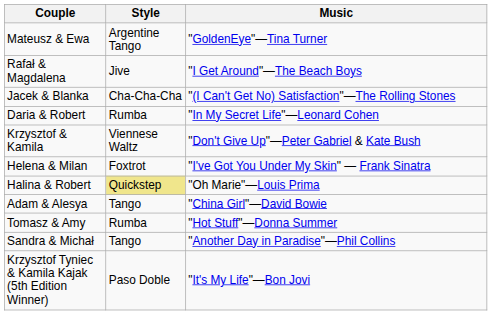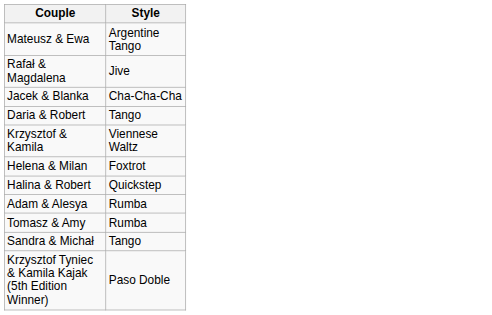- column: (336, 13)
(128, 115) Rumba -> (125, 115) Tango
(135, 185) khaki background -> (135, 185) no background
(125, 204) Tango -> (128, 204) Rumba
